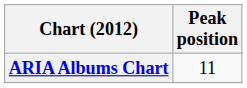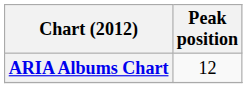(207, 67) 11 -> (207, 67) 12
